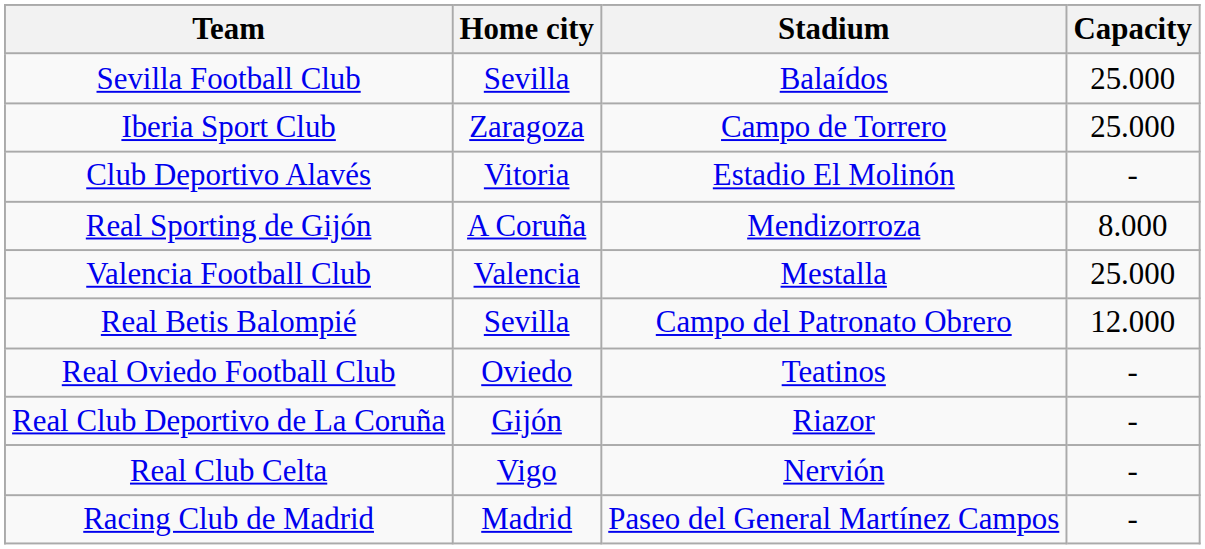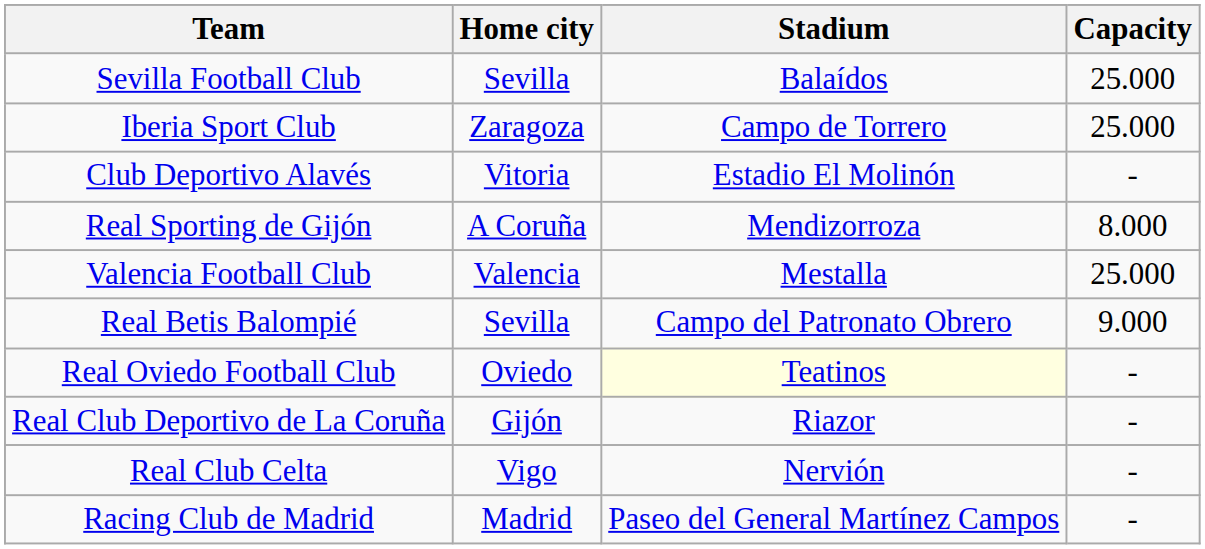(1133, 322) 12.000 -> (1133, 322) 9.000
(834, 371) no background -> (834, 371) lightyellow background
